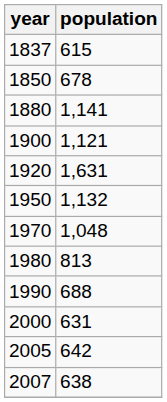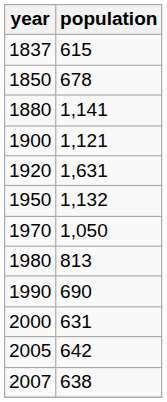(84, 230) 1,048 -> (84, 230) 1,050
(76, 291) 688 -> (76, 291) 690
